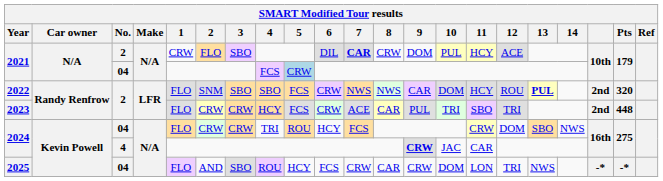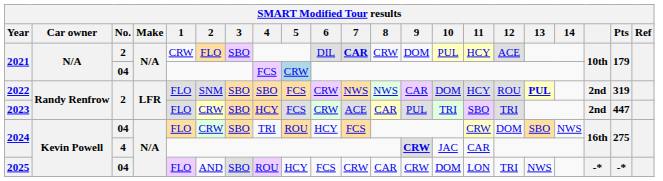(624, 90) 320 -> (621, 90) 319
(241, 109) CRW -> (239, 109) SBO
(624, 109) 448 -> (621, 109) 447
(241, 128) CRW -> (239, 128) SBO
